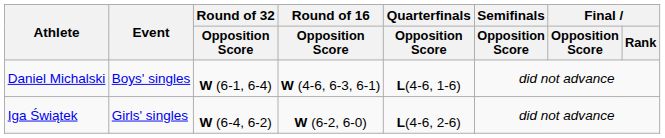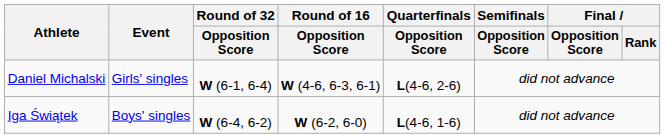(151, 79) Boys' singles -> (150, 79) Girls' singles
(429, 86) L(4-6, 1-6) -> (429, 86) L(4-6, 2-6)
(150, 115) Girls' singles -> (151, 115) Boys' singles
(429, 123) L(4-6, 2-6) -> (429, 123) L(4-6, 1-6)
